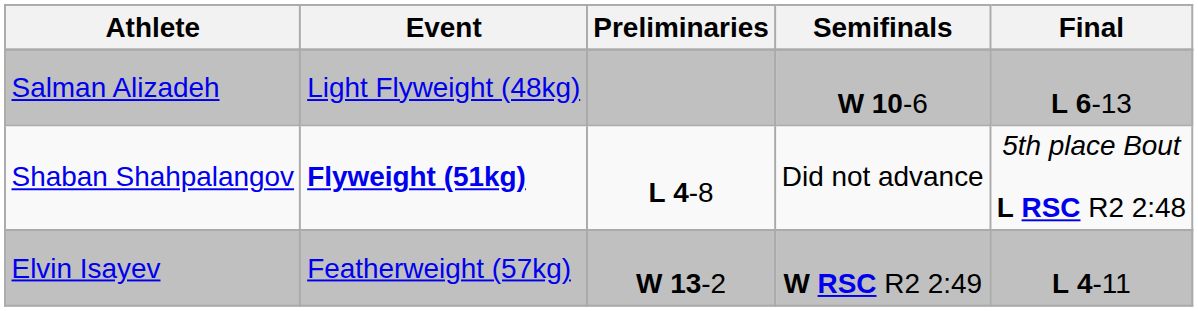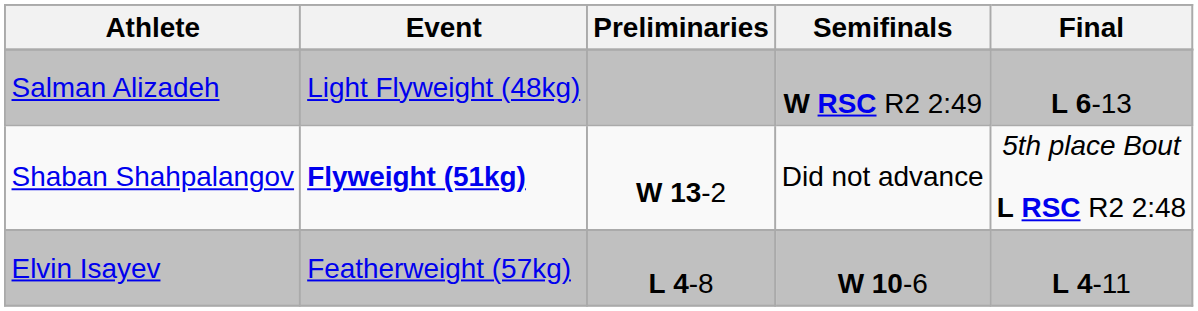(883, 103) W 10-6 -> (883, 103) W RSC R2 2:49
(681, 193) L 4-8 -> (681, 193) W 13-2
(681, 284) W 13-2 -> (681, 284) L 4-8
(883, 284) W RSC R2 2:49 -> (883, 284) W 10-6
